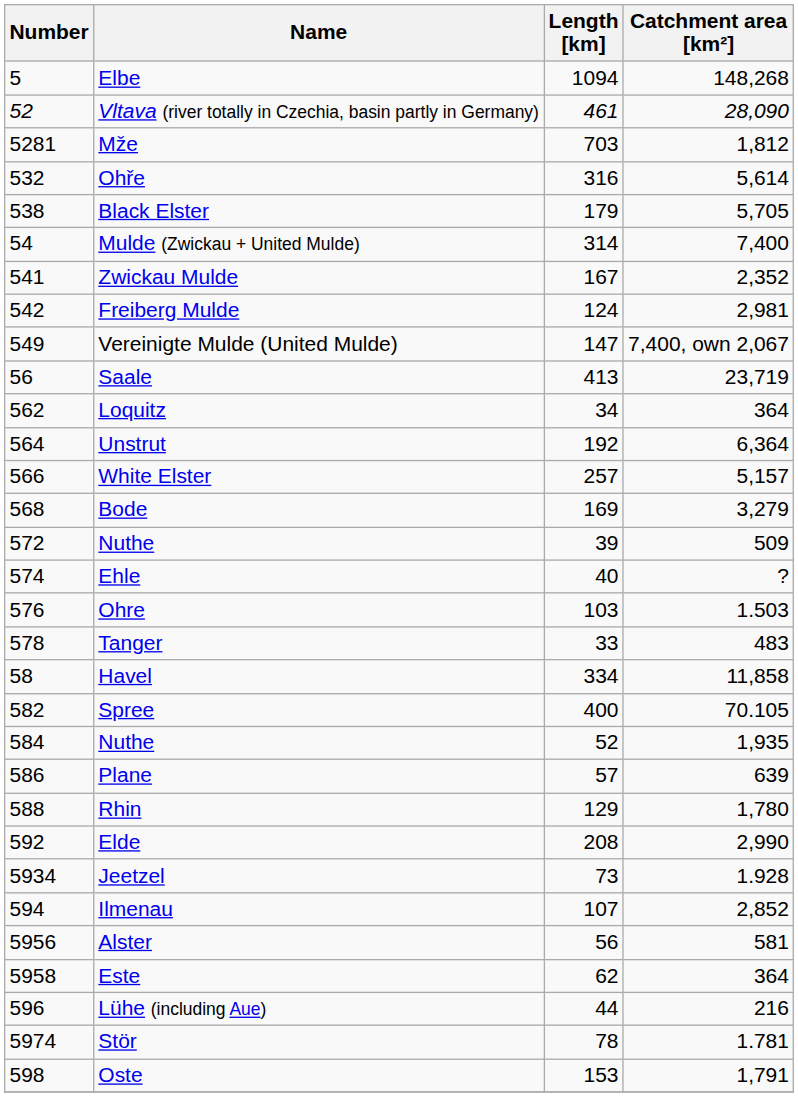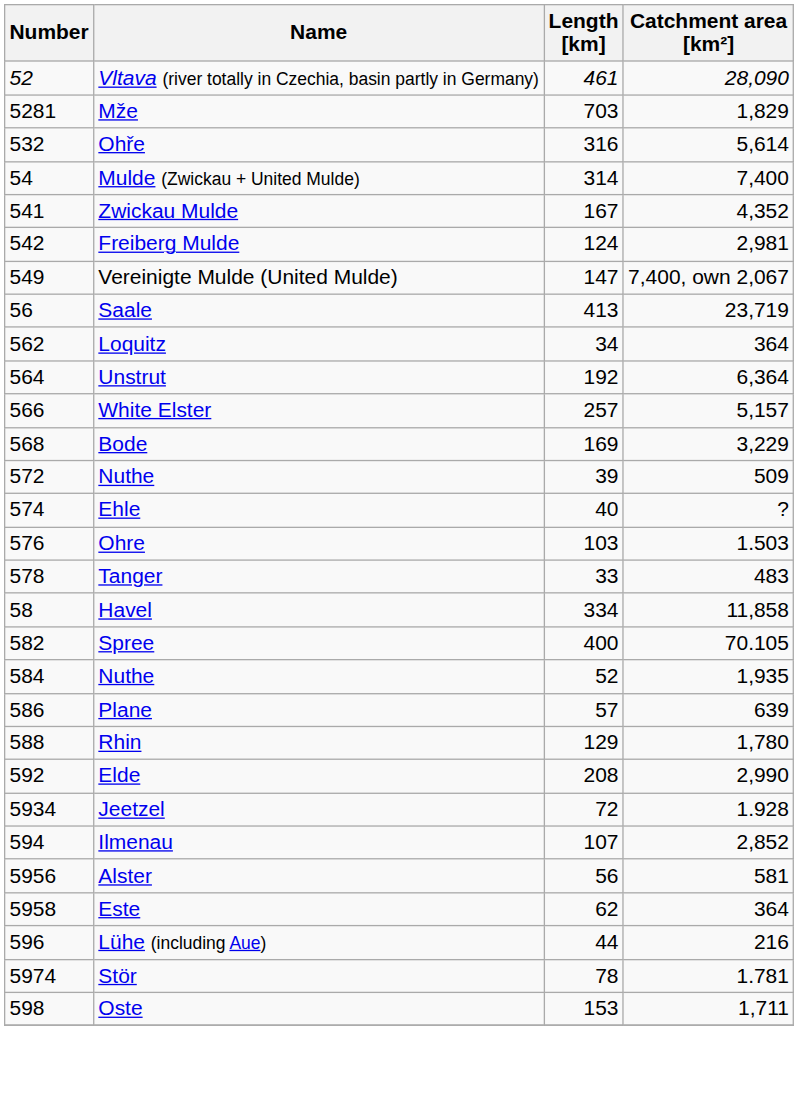- row: (15, 77)
(763, 144) 1,812 -> (763, 111) 1,829
- row: (27, 210)
(763, 277) 2,352 -> (763, 210) 4,352
(763, 510) 3,279 -> (763, 443) 3,229
(607, 875) 73 -> (607, 809) 72
(763, 1075) 1,791 -> (763, 1008) 1,711
